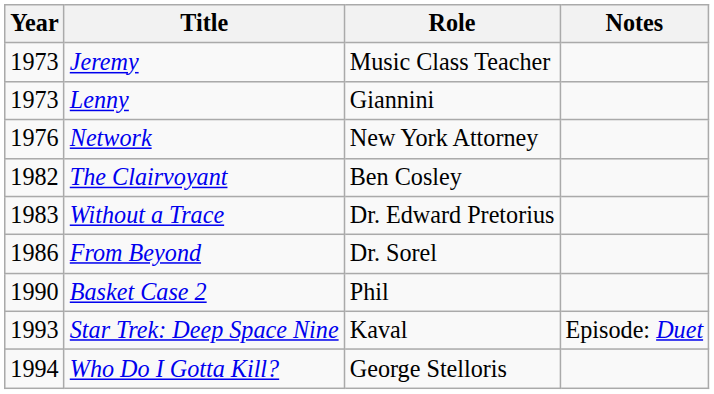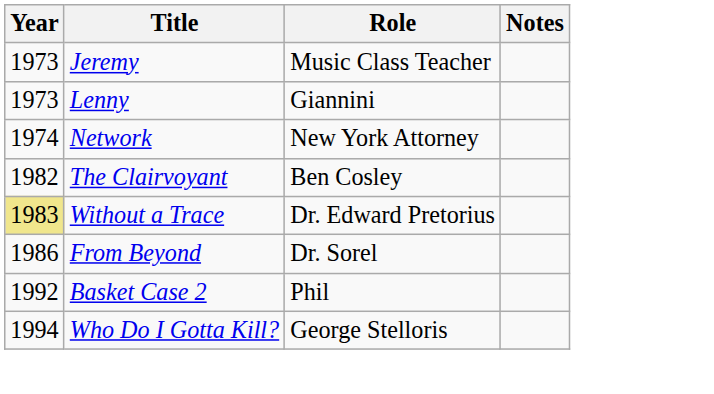(34, 138) 1976 -> (34, 138) 1974
(34, 215) no background -> (34, 215) khaki background
(34, 291) 1990 -> (34, 291) 1992
- row: (204, 330)
